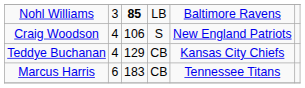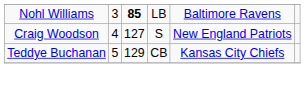(134, 33) 106 -> (134, 33) 127
(115, 53) 4 -> (115, 53) 5
- row: (57, 72)
